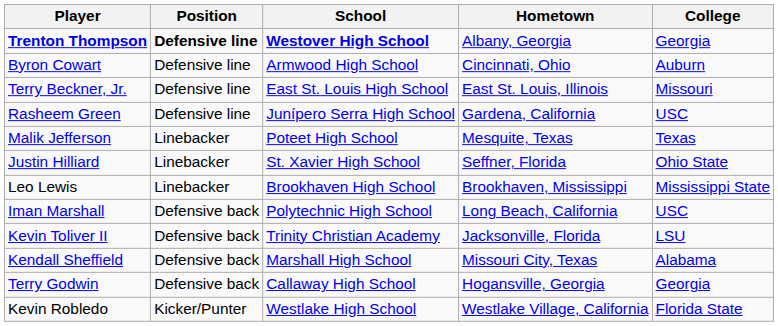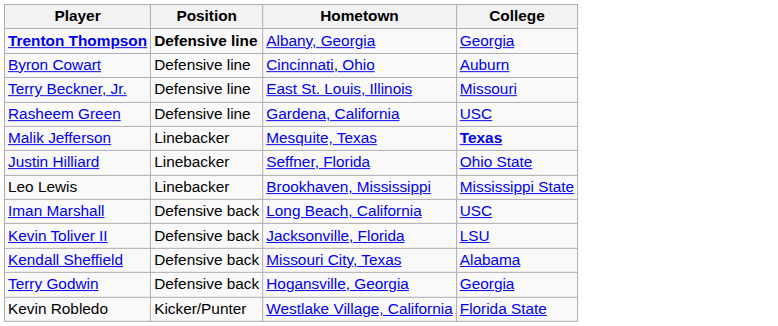- column: (361, 16)
(676, 138) normal -> (481, 138) bold
